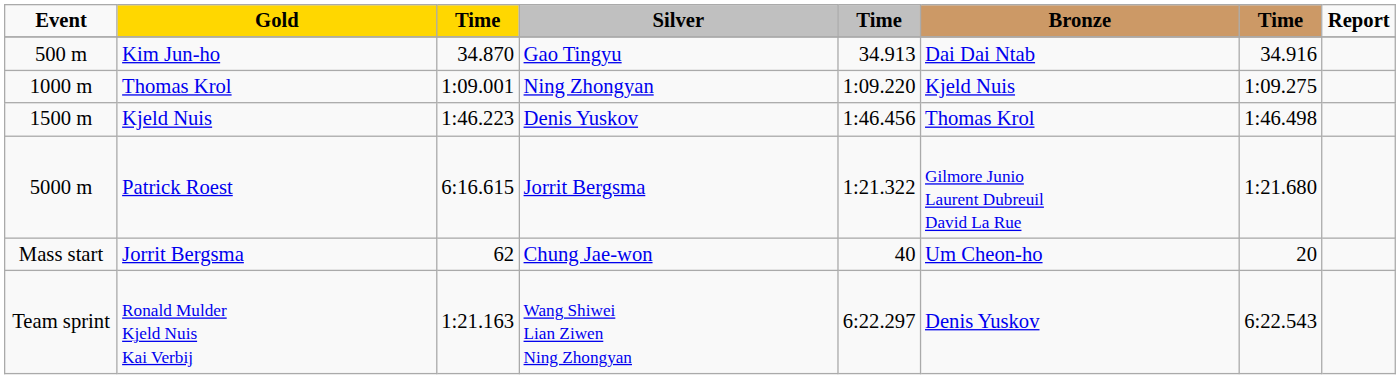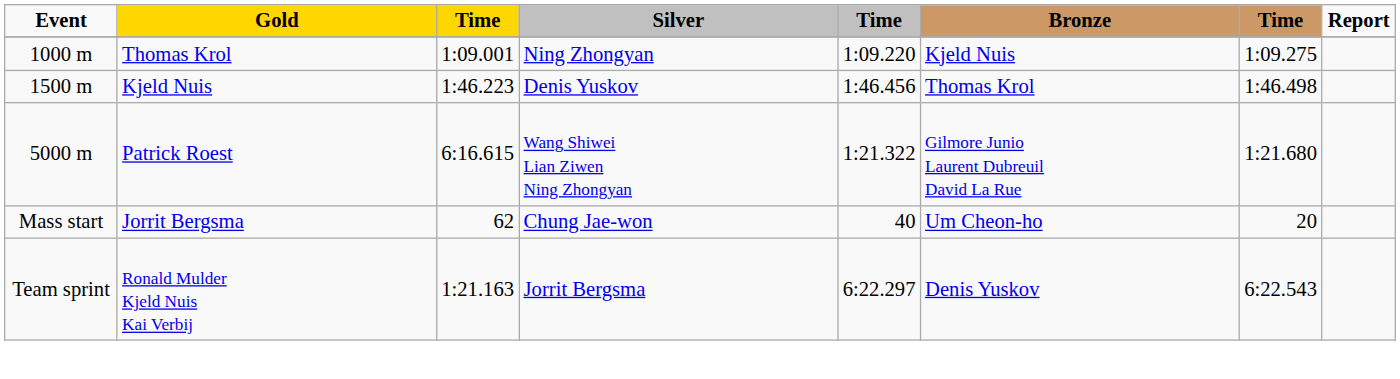- row: (171, 53)
(584, 186) Jorrit Bergsma -> (578, 166) Wang Shiwei Lian Ziwen Ning Zhongyan
(578, 334) Wang Shiwei Lian Ziwen Ning Zhongyan -> (584, 289) Jorrit Bergsma
